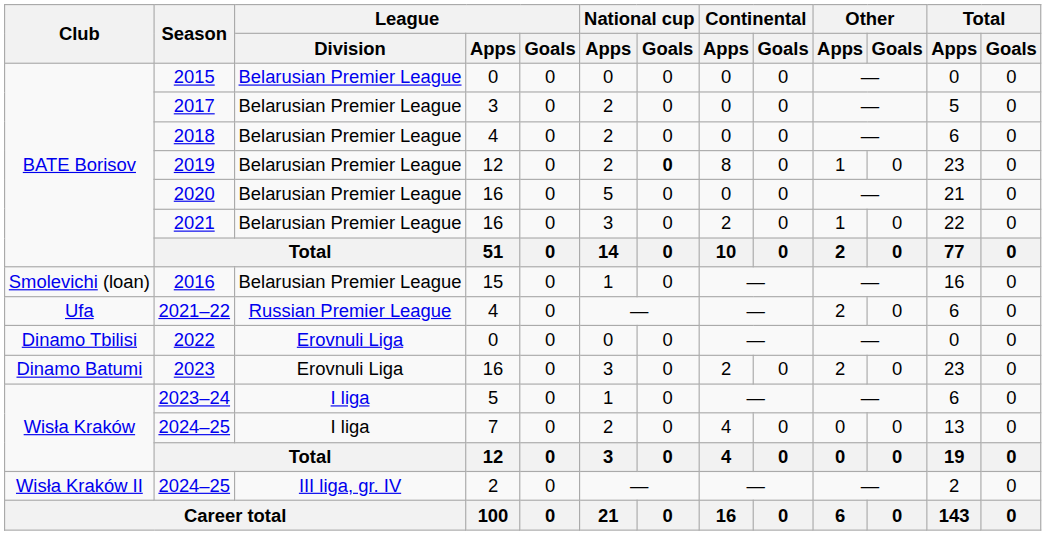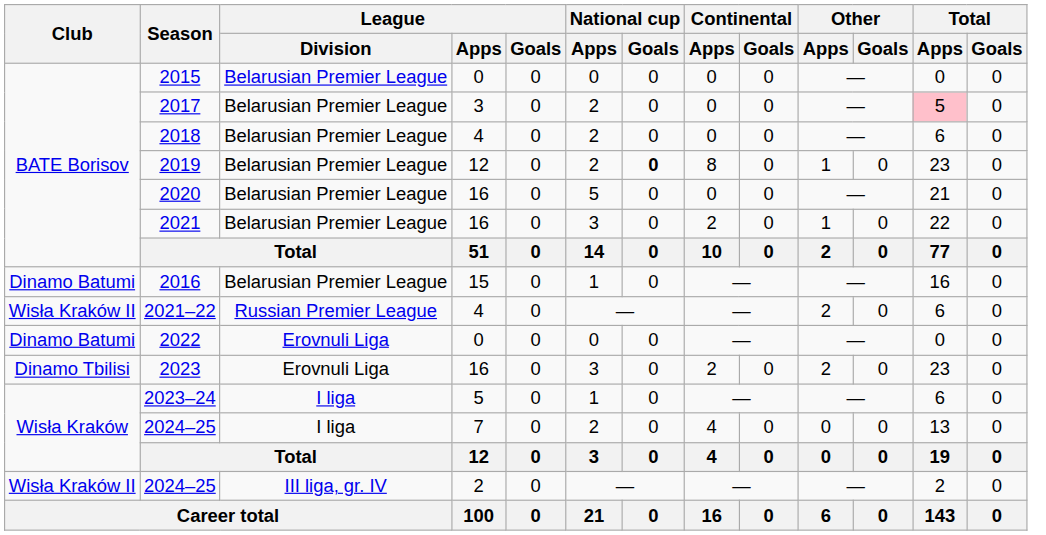(954, 106) no background -> (940, 106) pink background
(79, 281) Smolevichi (loan) -> (72, 281) Dinamo Batumi
(79, 310) Ufa -> (72, 310) Wisła Kraków II
(79, 340) Dinamo Tbilisi -> (72, 340) Dinamo Batumi
(79, 369) Dinamo Batumi -> (72, 369) Dinamo Tbilisi
